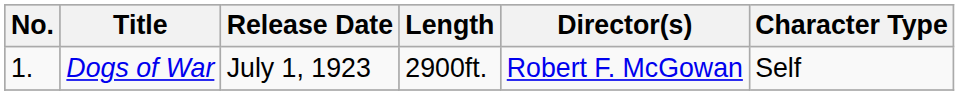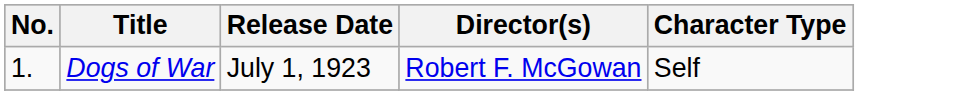- column: (450, 25)
